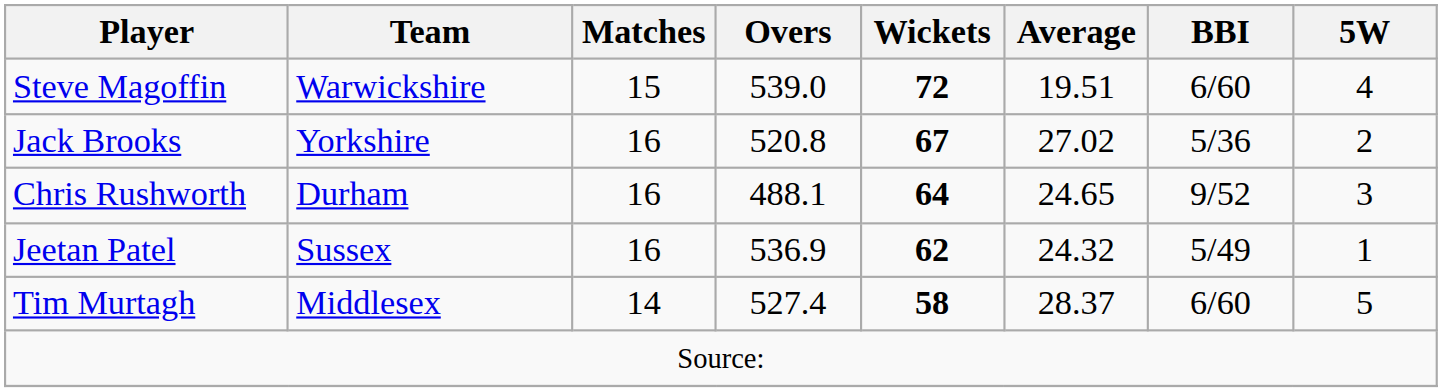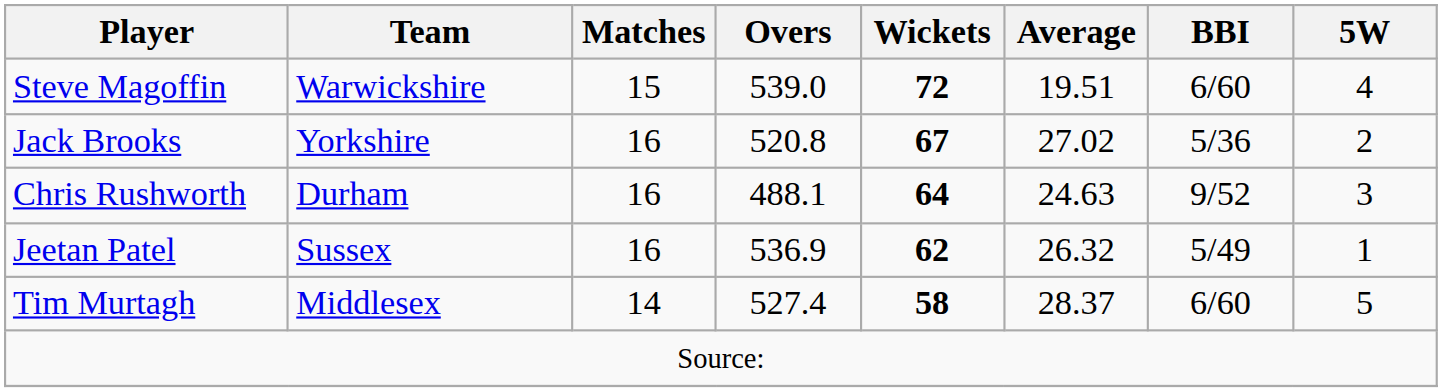(1076, 194) 24.65 -> (1076, 194) 24.63
(1076, 248) 24.32 -> (1076, 248) 26.32
